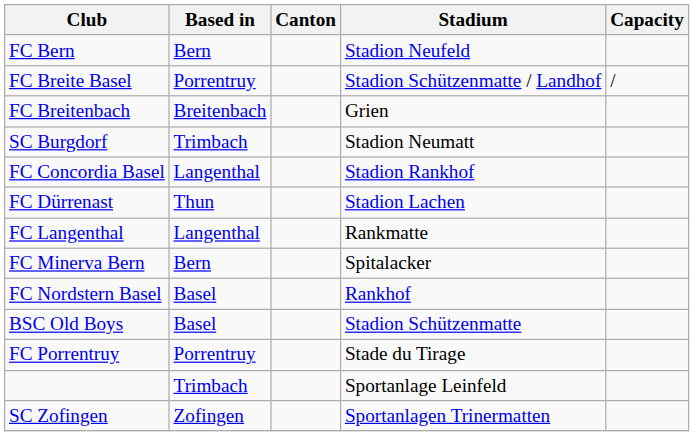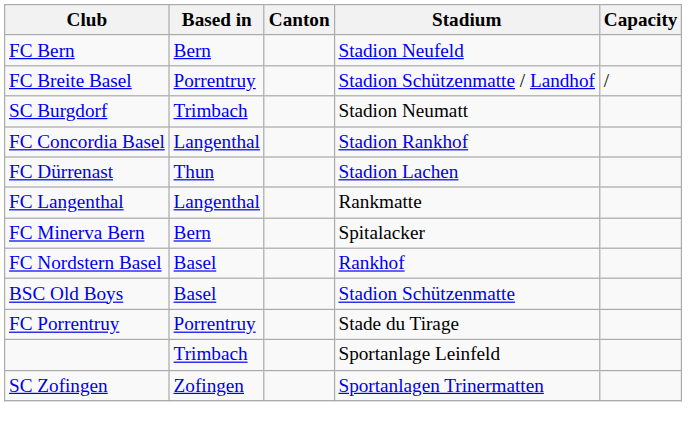- row: (70, 111)
